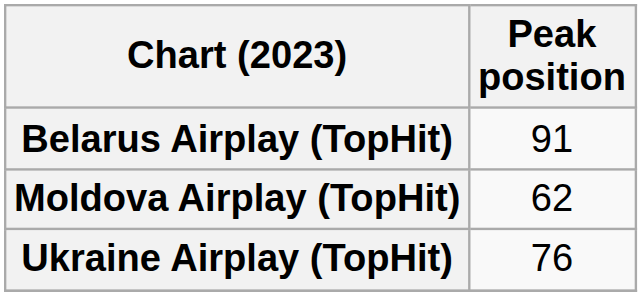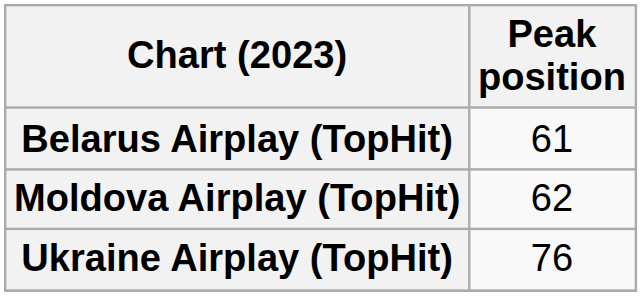(552, 137) 91 -> (552, 137) 61
